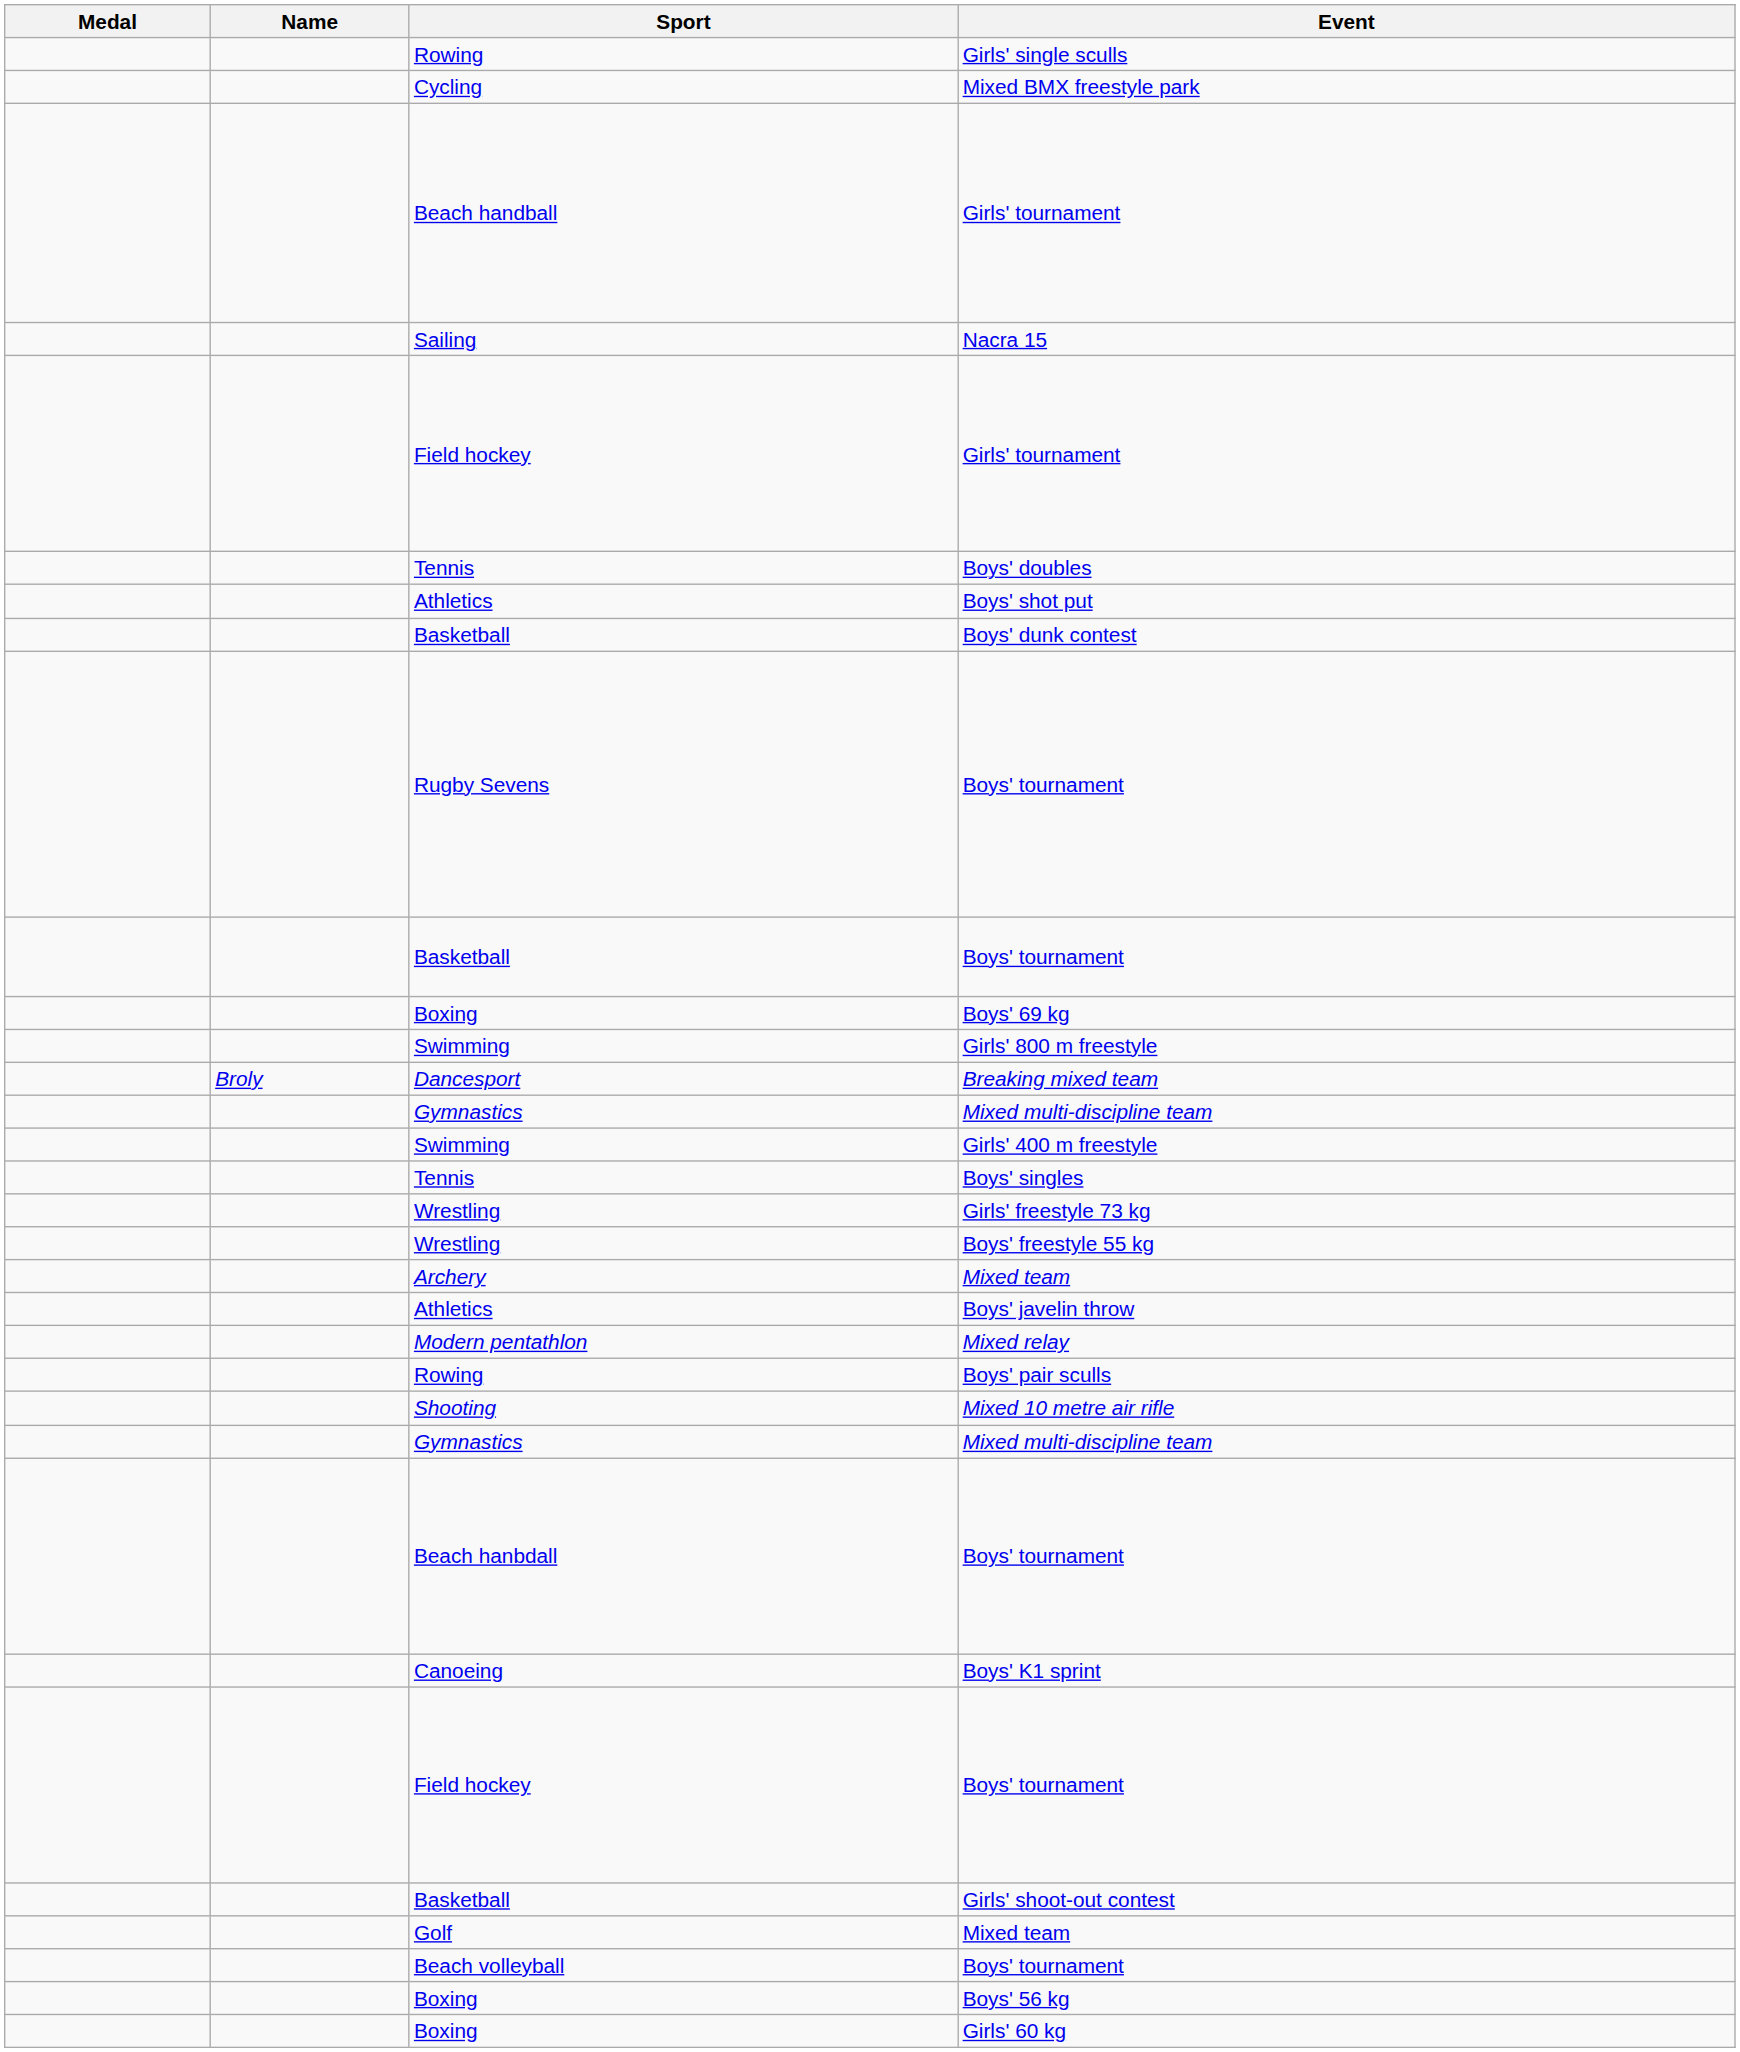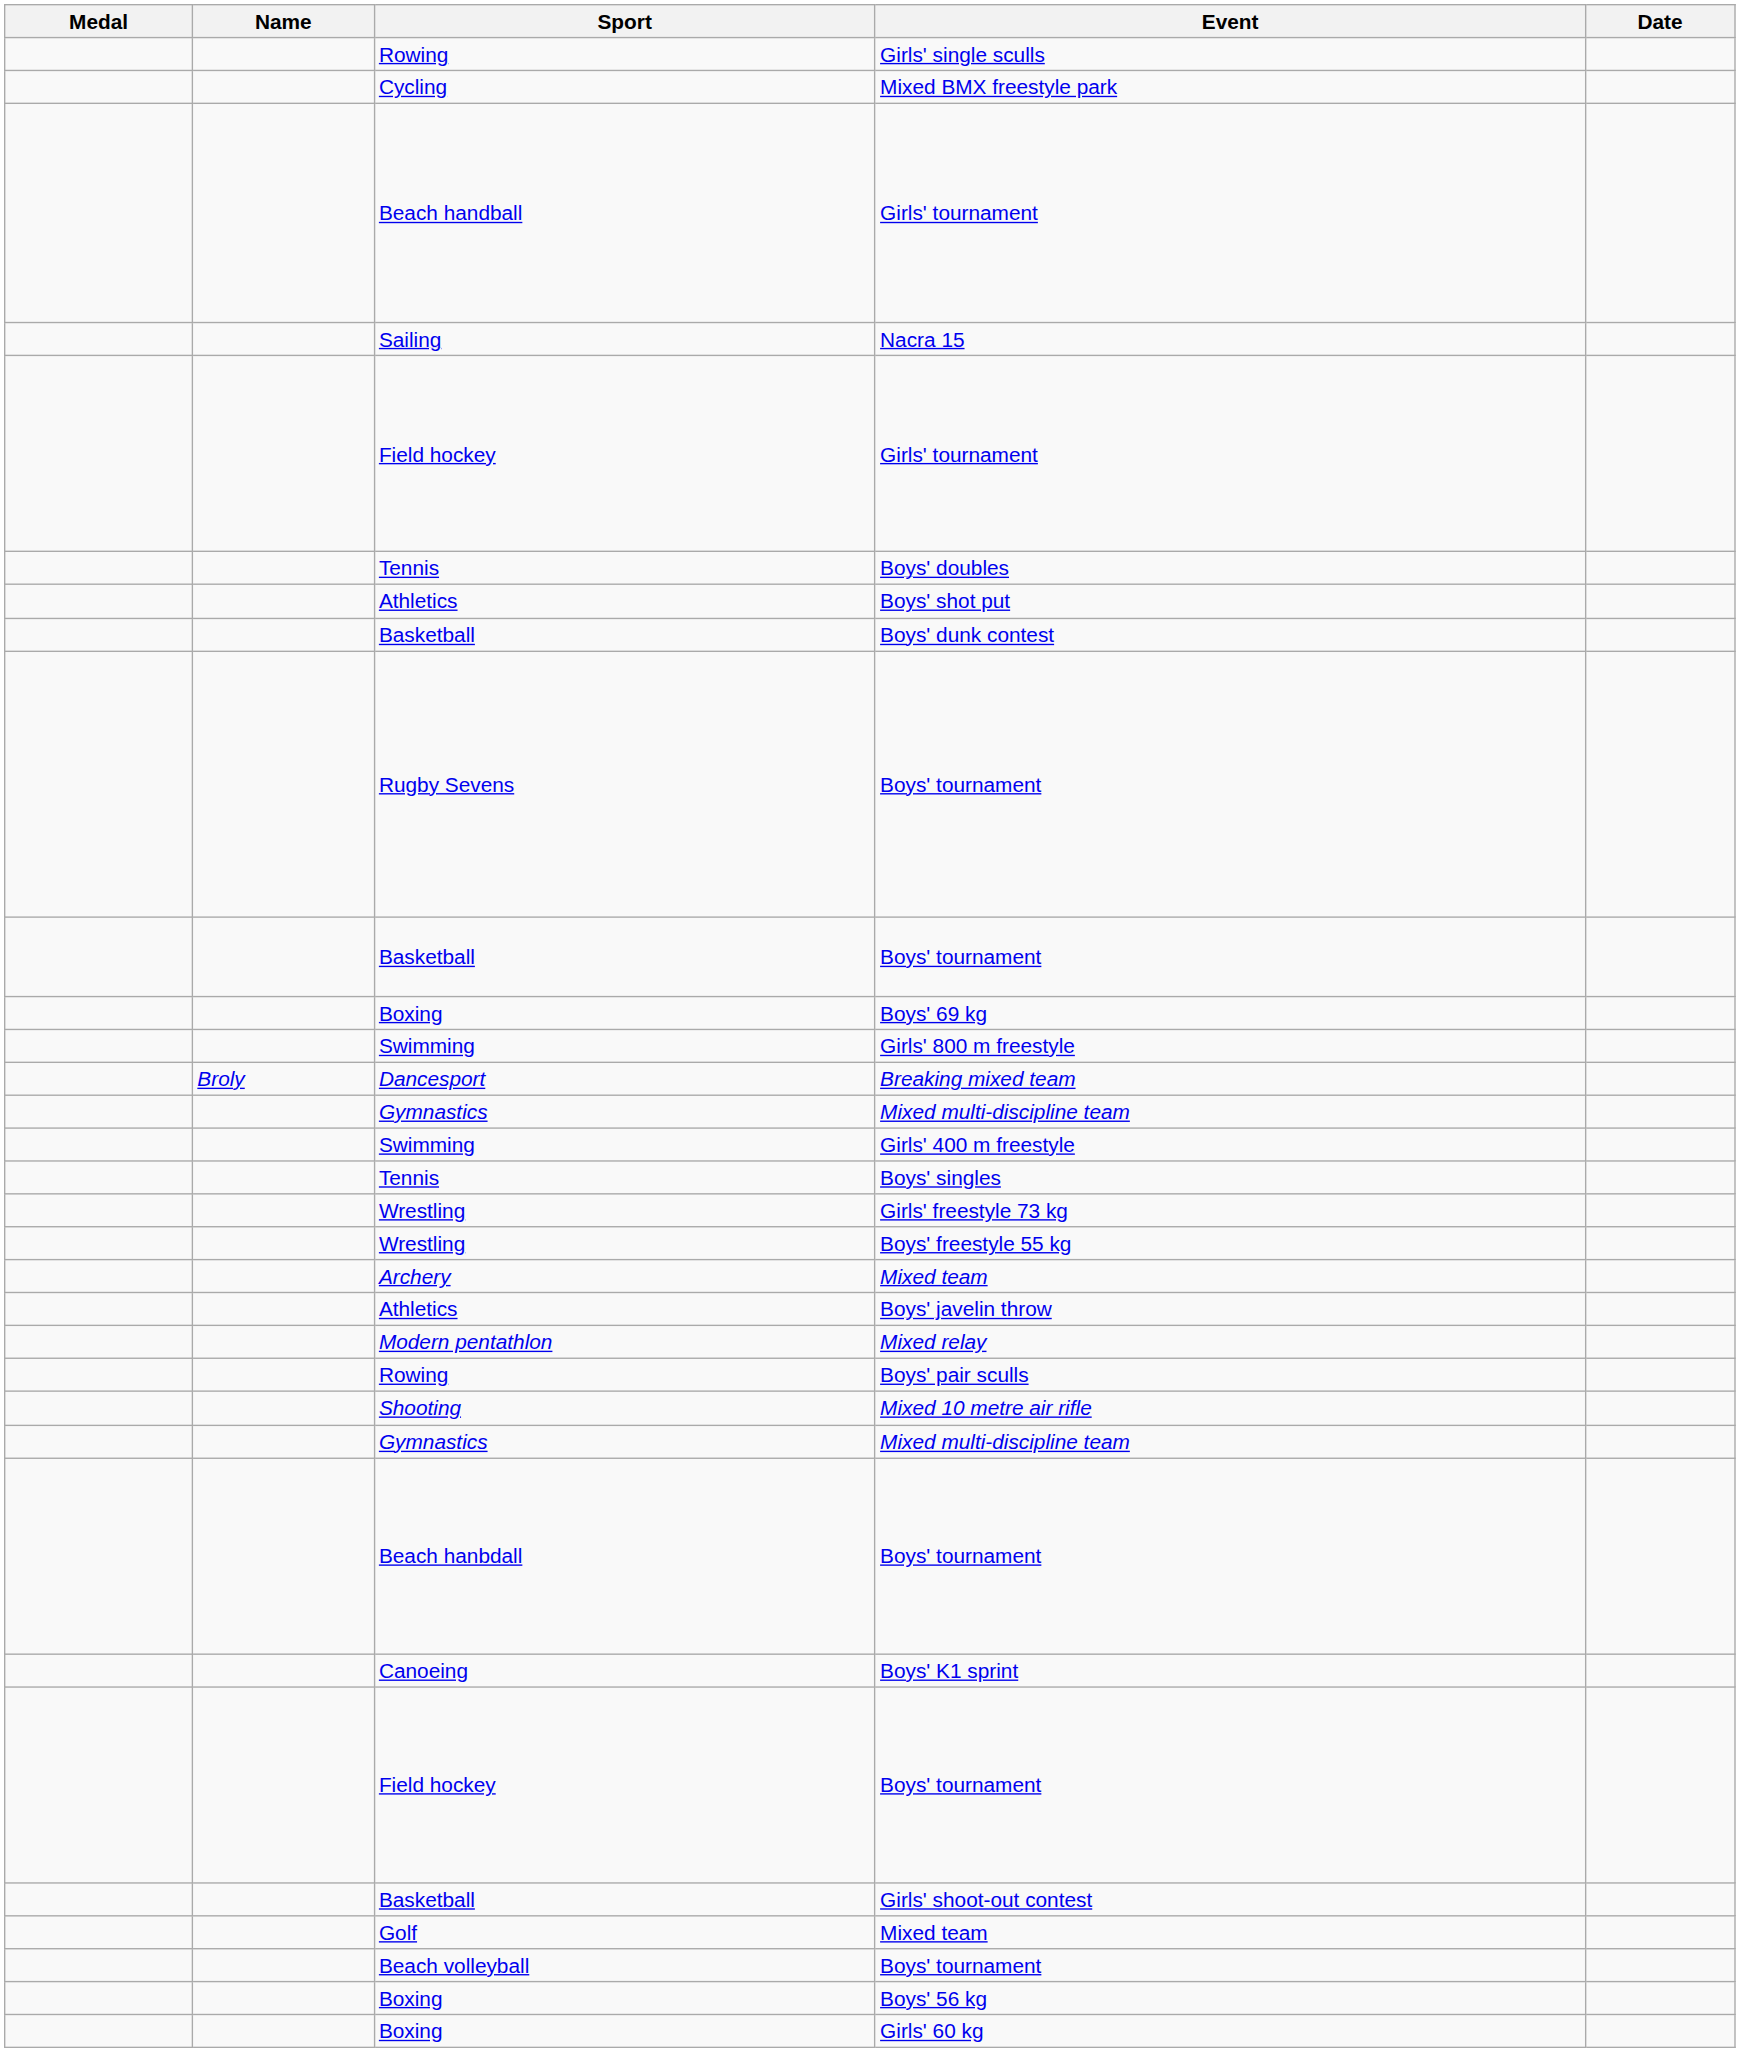+ column: (1660, 21)
